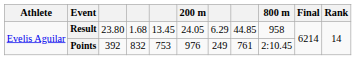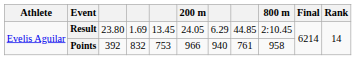(138, 30) 1.68 -> (138, 30) 1.69
(277, 30) 958 -> (277, 30) 2:10.45
(193, 47) 976 -> (193, 47) 966
(220, 47) 249 -> (220, 47) 940
(277, 47) 2:10.45 -> (277, 47) 958
